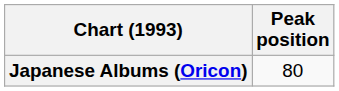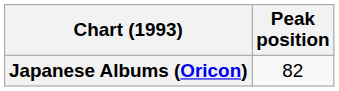(293, 70) 80 -> (293, 70) 82
